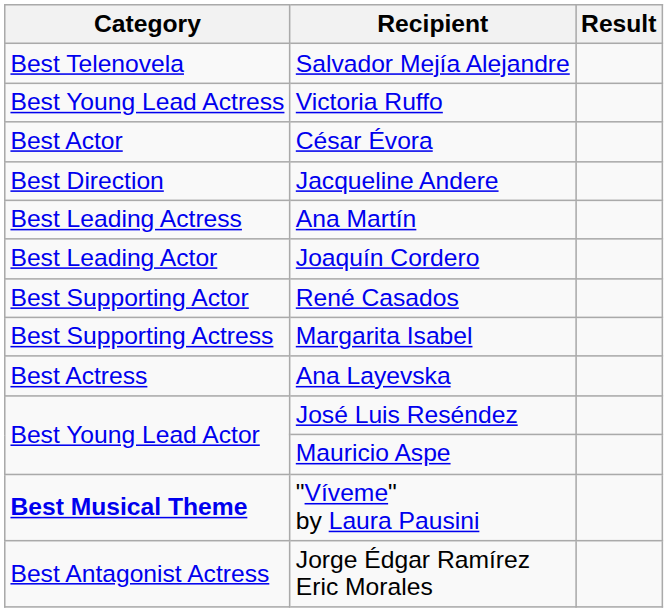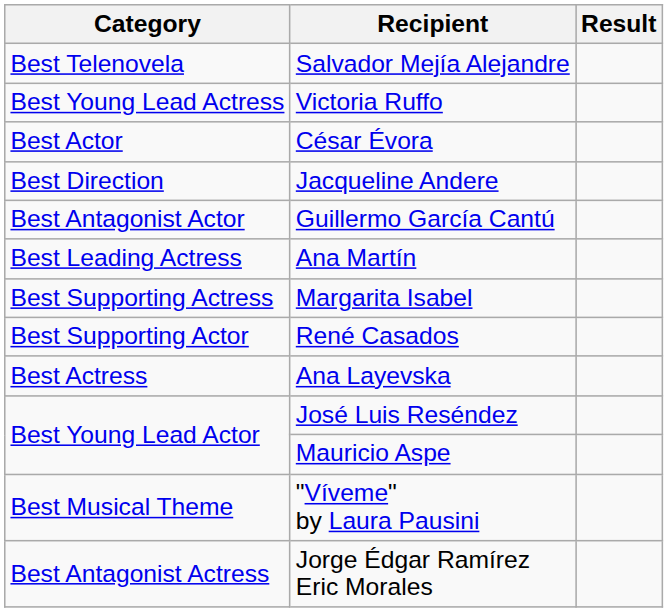+ row: (425, 219)
- row: (388, 258)
rows swapped: (384, 336) <-> (377, 297)
(129, 506) bold -> (122, 506) normal
